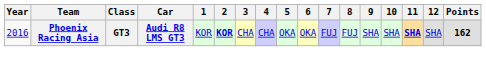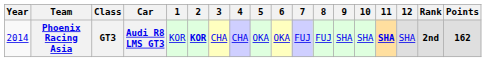+ column: (431, 12)
(18, 33) 2016 -> (18, 38) 2014
